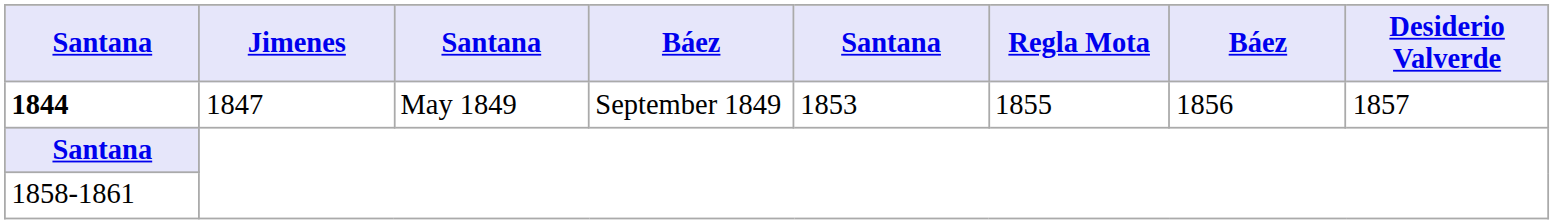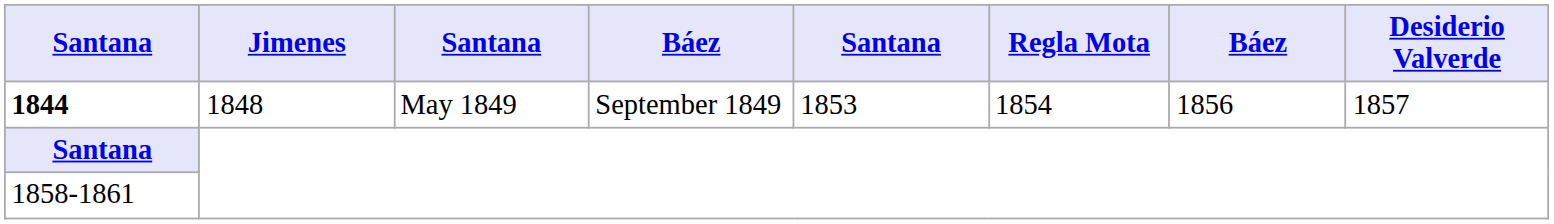(235, 104) 1847 -> (235, 104) 1848
(1024, 104) 1855 -> (1024, 104) 1854
